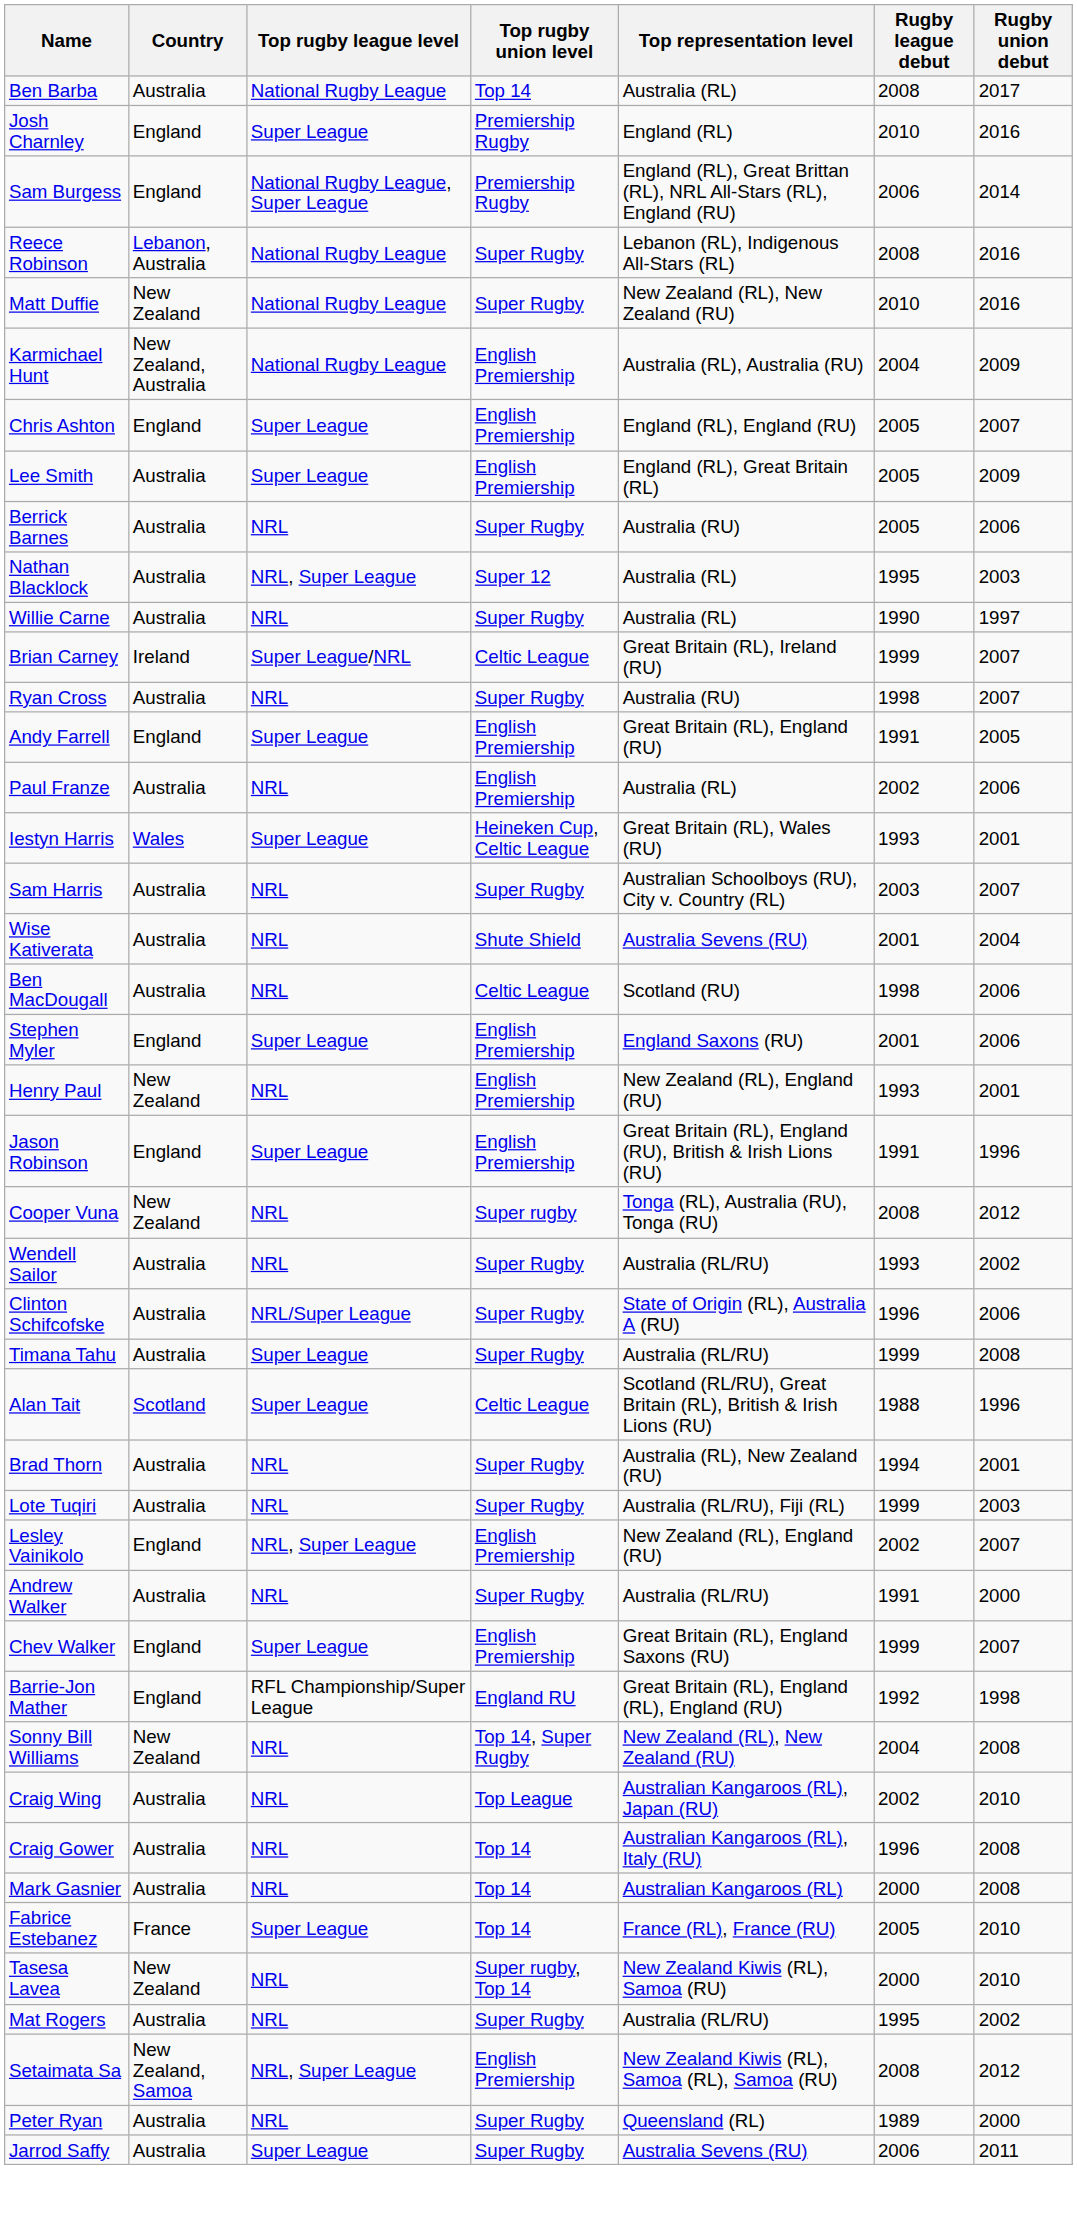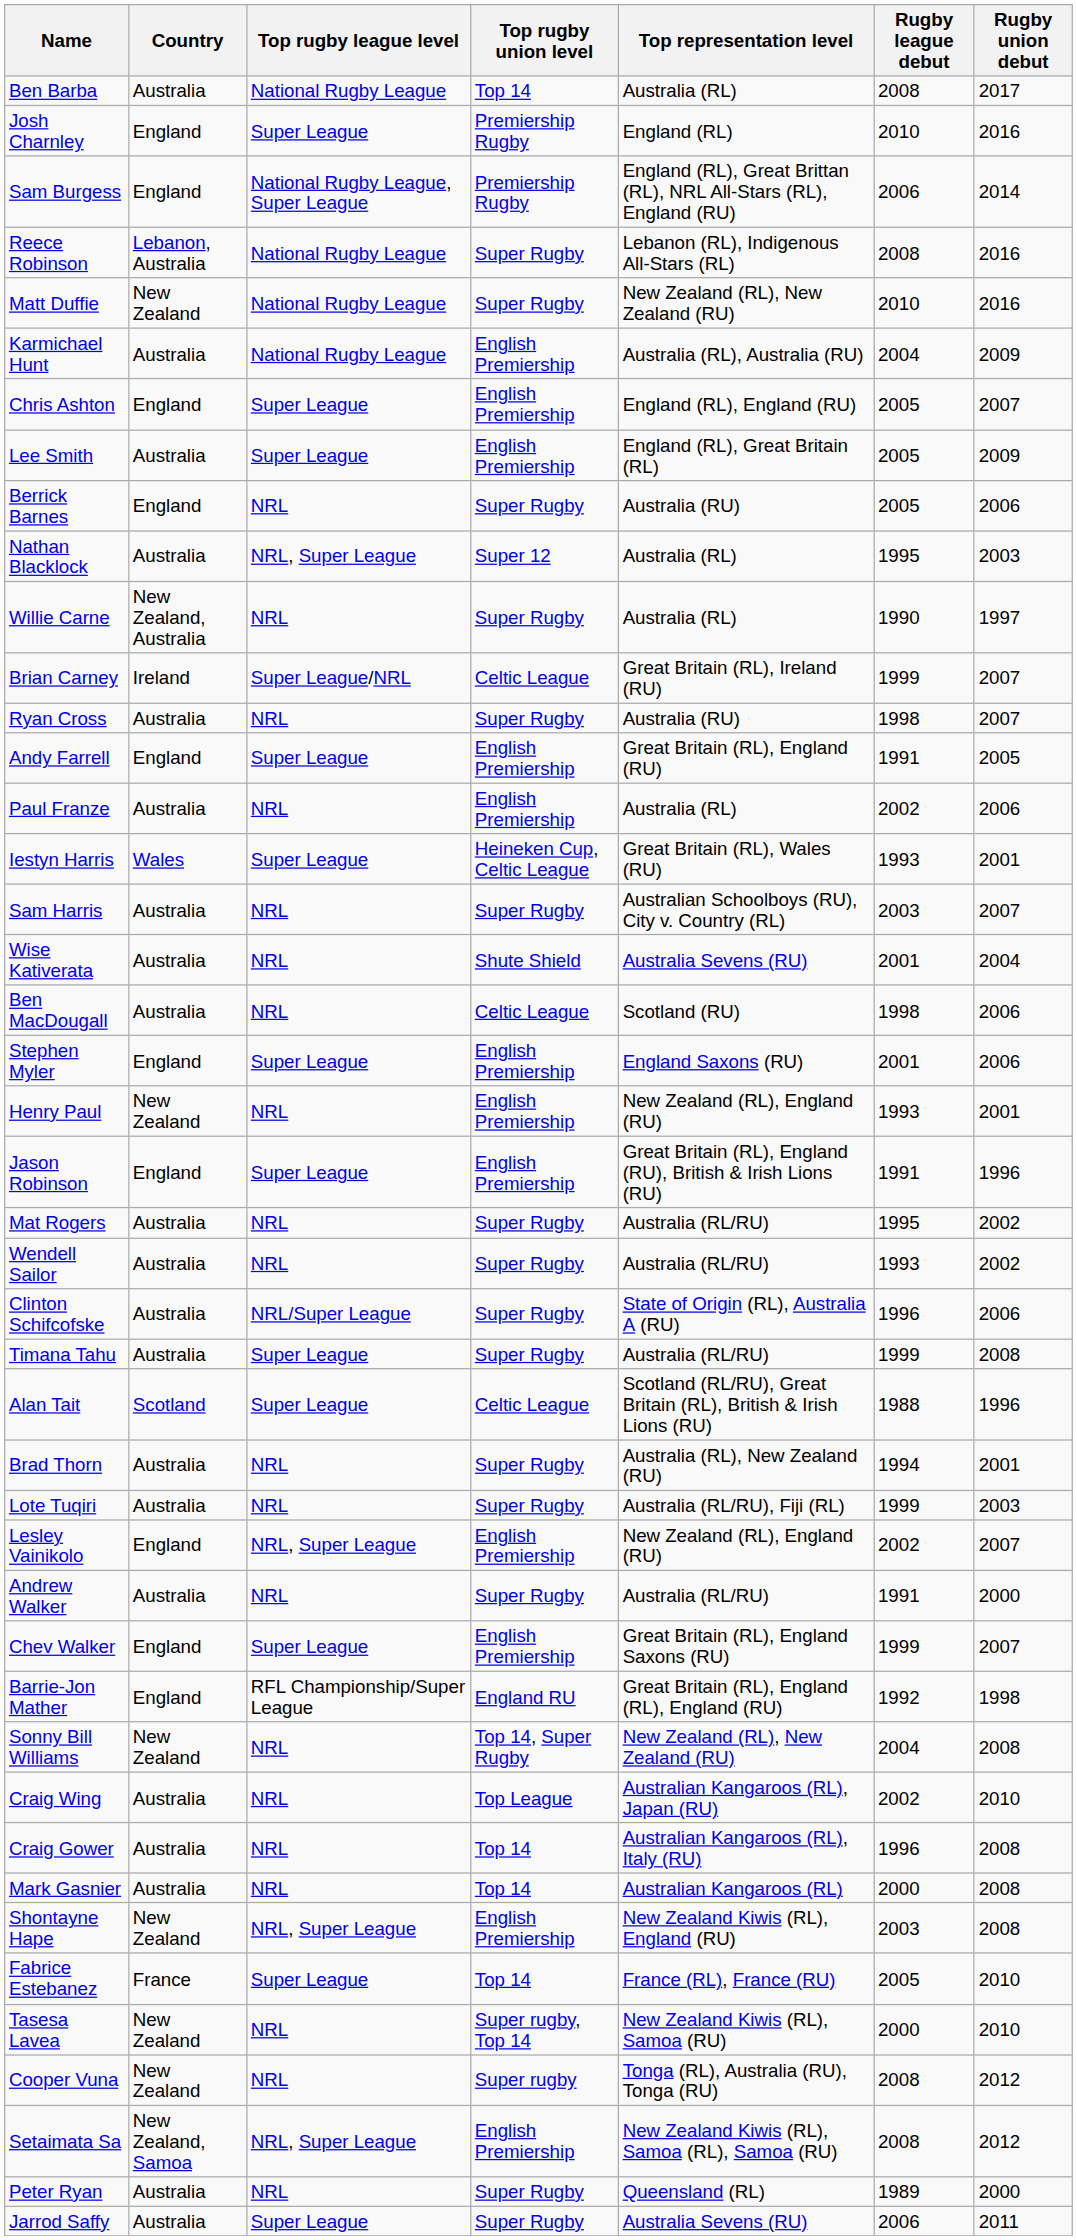(169, 364) New Zealand, Australia -> (169, 354) Australia
(169, 526) Australia -> (167, 506) England
(169, 617) Australia -> (169, 617) New Zealand, Australia
rows swapped: (57, 2019) <-> (64, 1213)
+ row: (54, 1928)
